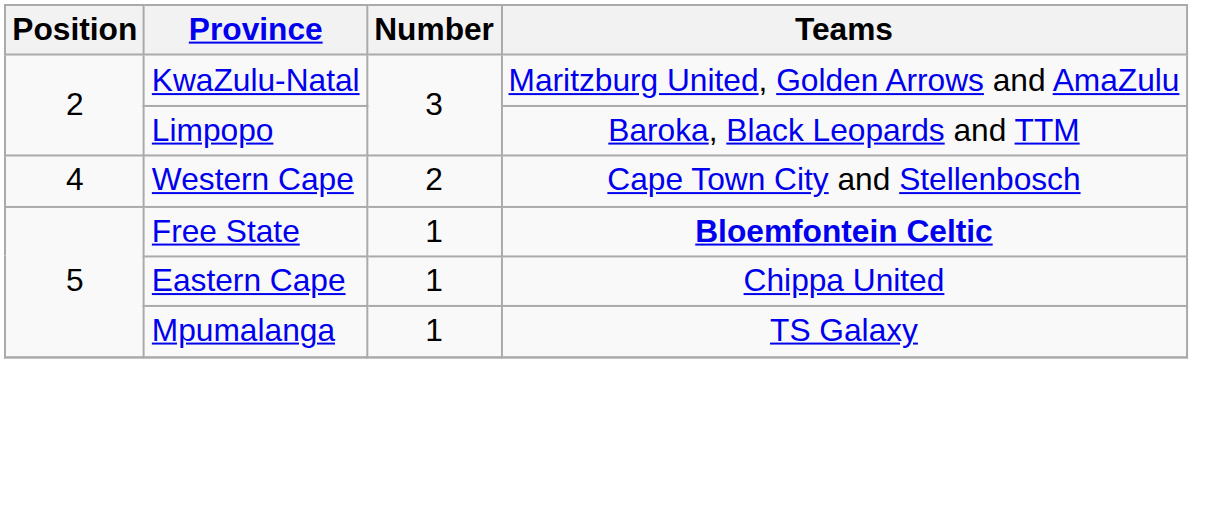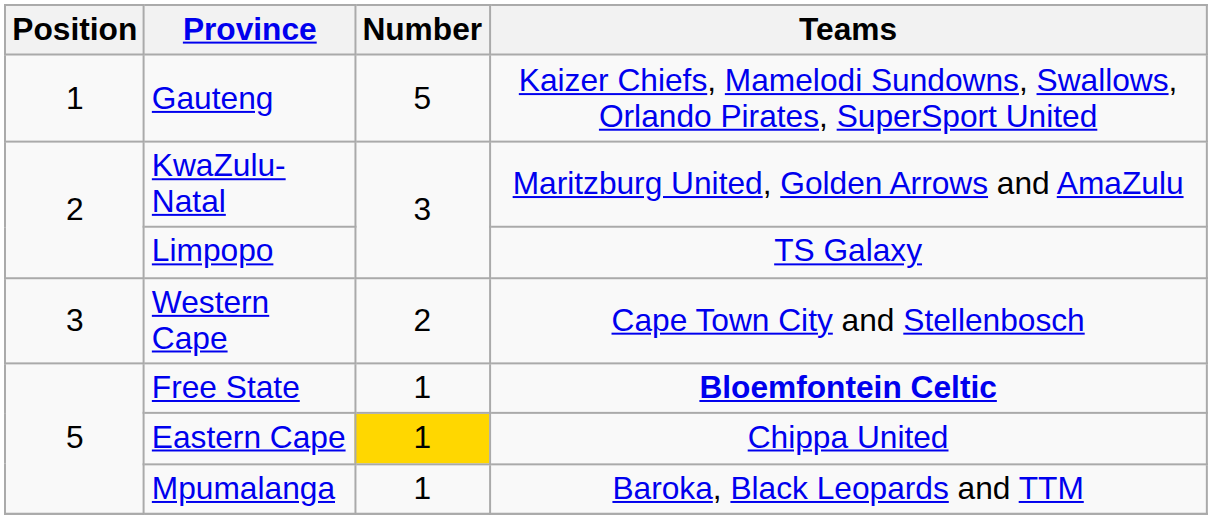+ row: (213, 97)
(844, 130) Baroka, Black Leopards and TTM -> (848, 251) TS Galaxy
(75, 180) 4 -> (75, 319) 3
(434, 280) no background -> (422, 437) gold background
(844, 331) TS Galaxy -> (848, 488) Baroka, Black Leopards and TTM
